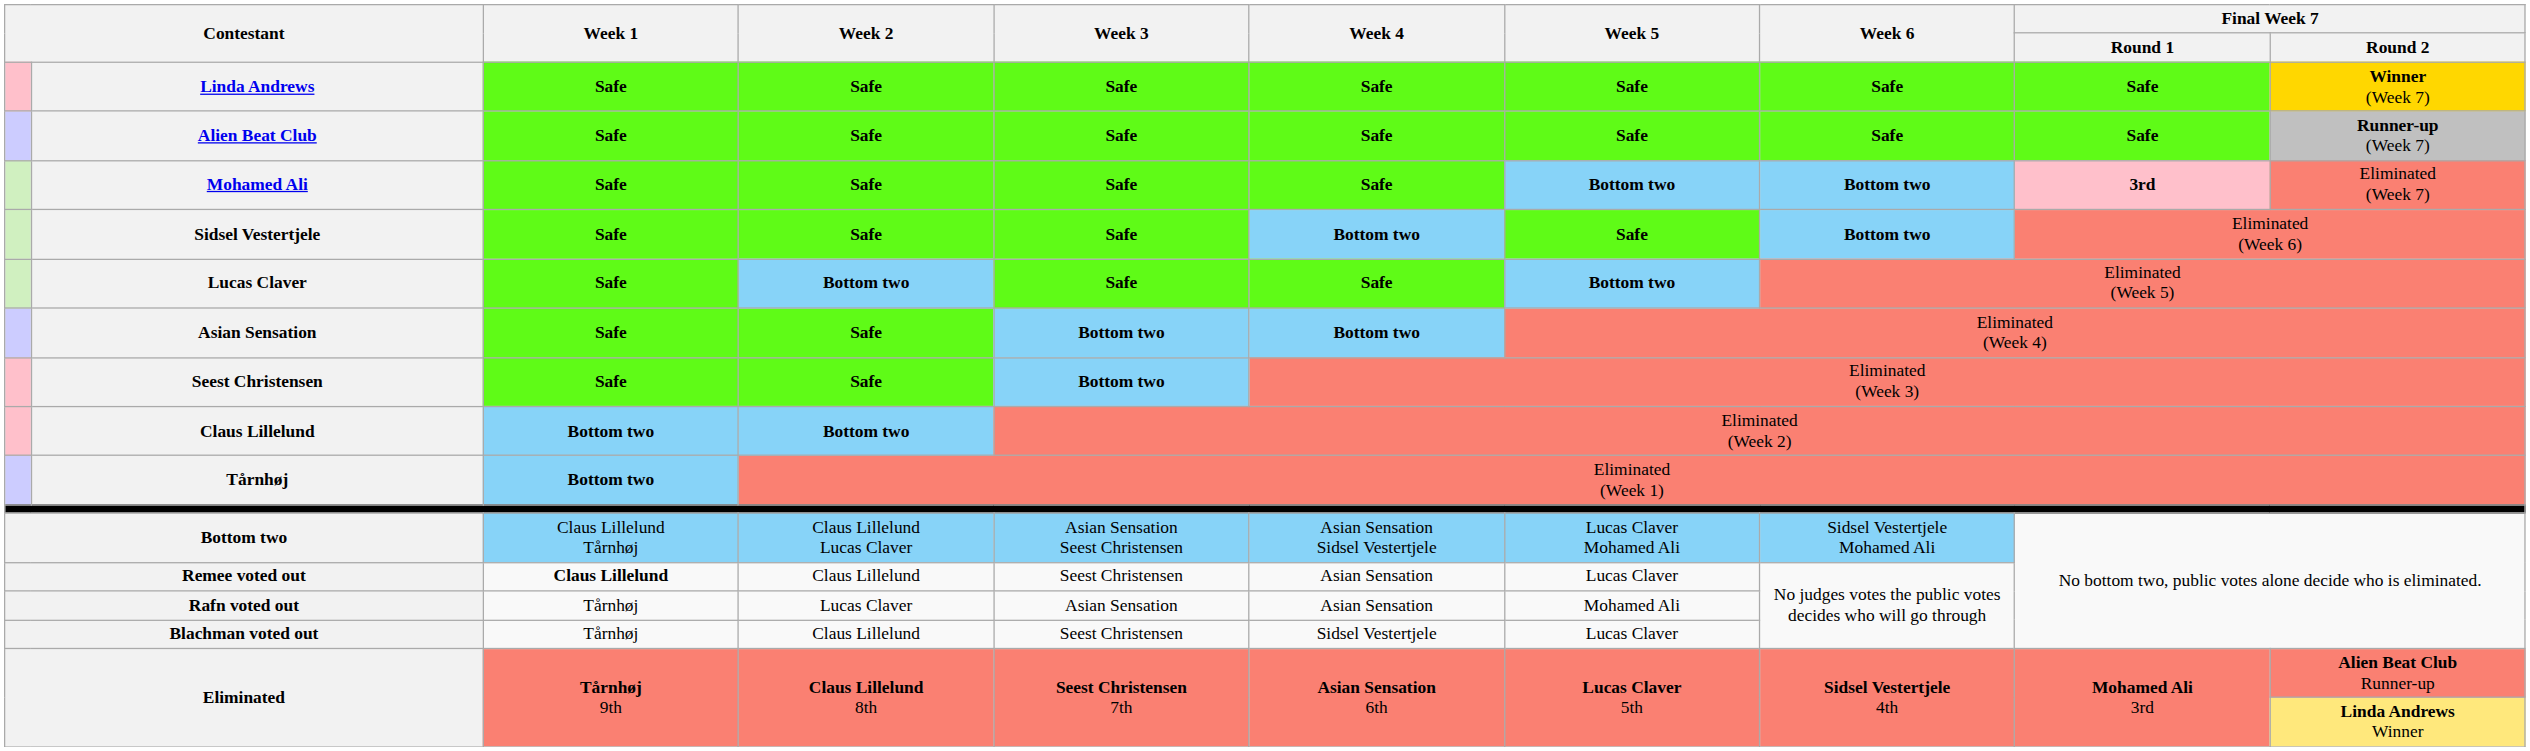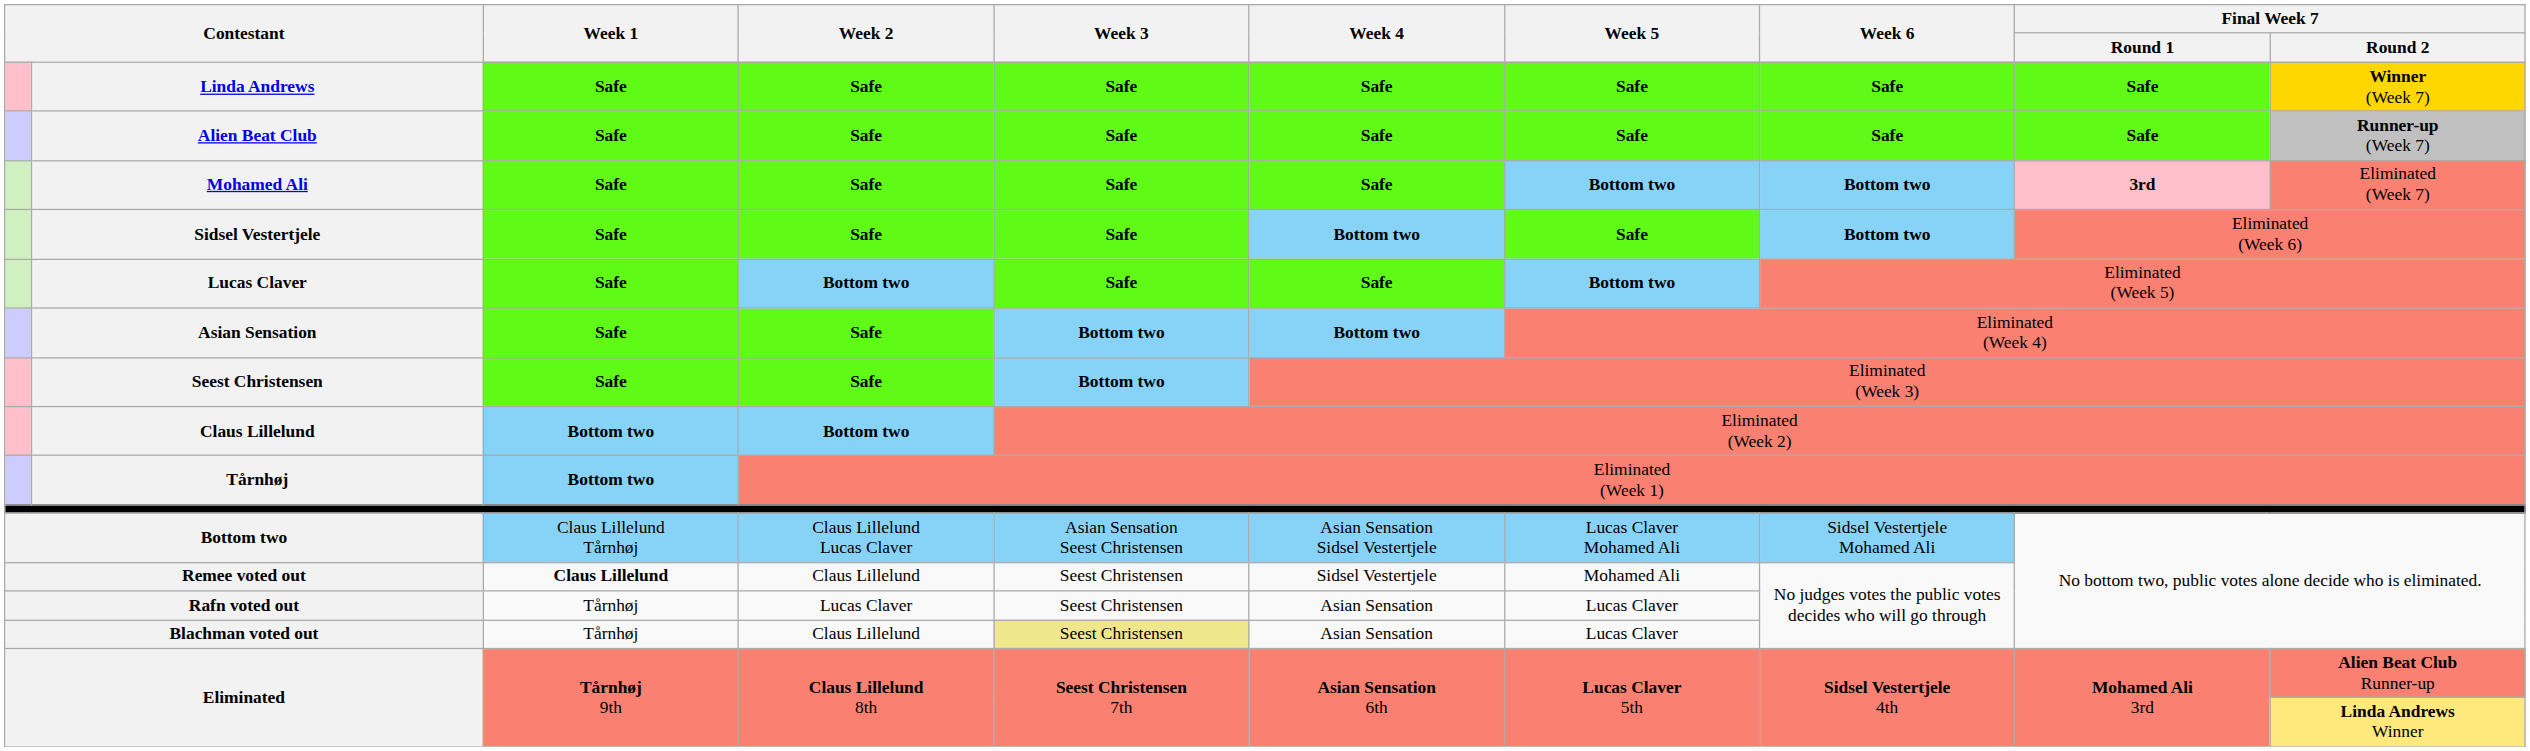(1377, 576) Asian Sensation -> (1377, 576) Sidsel Vestertjele
(1632, 576) Lucas Claver -> (1632, 576) Mohamed Ali
(1121, 604) Asian Sensation -> (1121, 604) Seest Christensen
(1632, 604) Mohamed Ali -> (1632, 604) Lucas Claver
(1121, 633) no background -> (1121, 633) khaki background
(1377, 633) Sidsel Vestertjele -> (1377, 633) Asian Sensation
